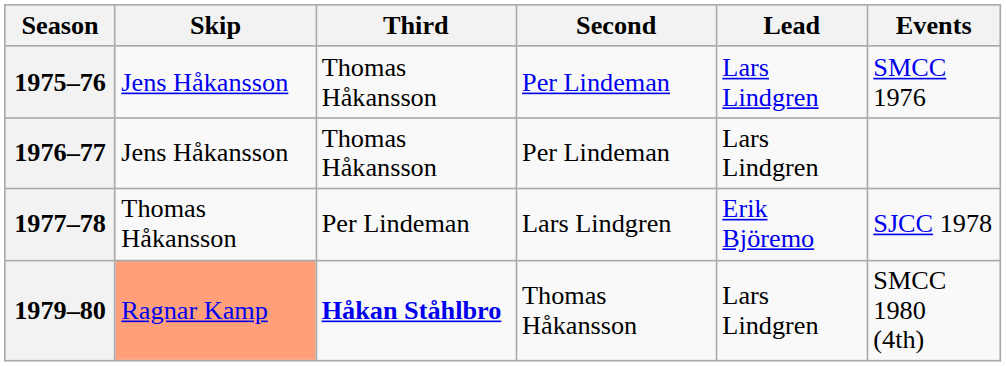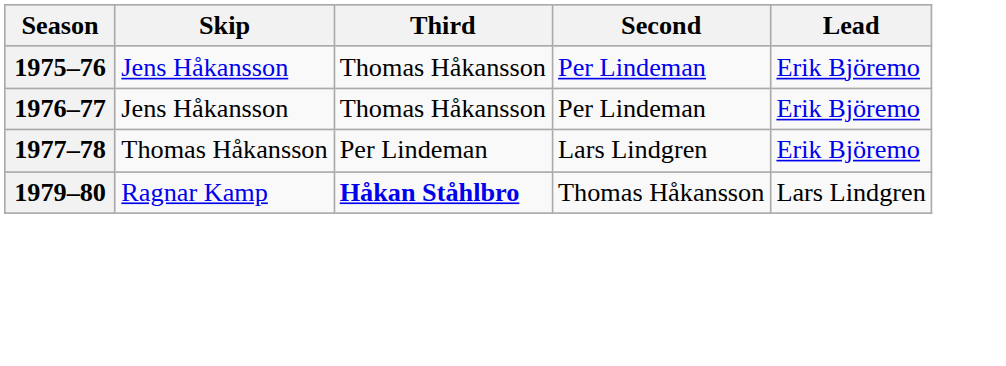- column: (934, 25)
(770, 81) Lars Lindgren -> (848, 66) Erik Björemo
(770, 152) Lars Lindgren -> (848, 108) Erik Björemo
(195, 309) lightsalmon background -> (195, 191) no background
